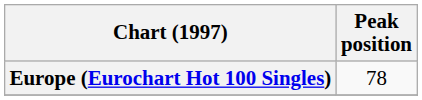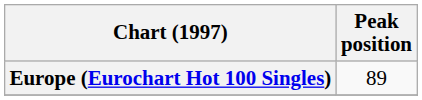(376, 77) 78 -> (376, 77) 89
